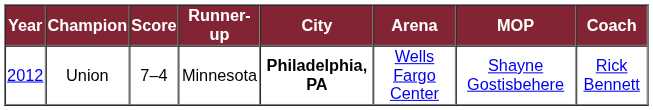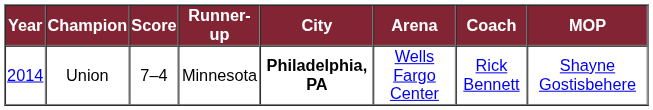columns swapped: (612, 25) <-> (516, 25)
(25, 75) 2012 -> (25, 75) 2014
